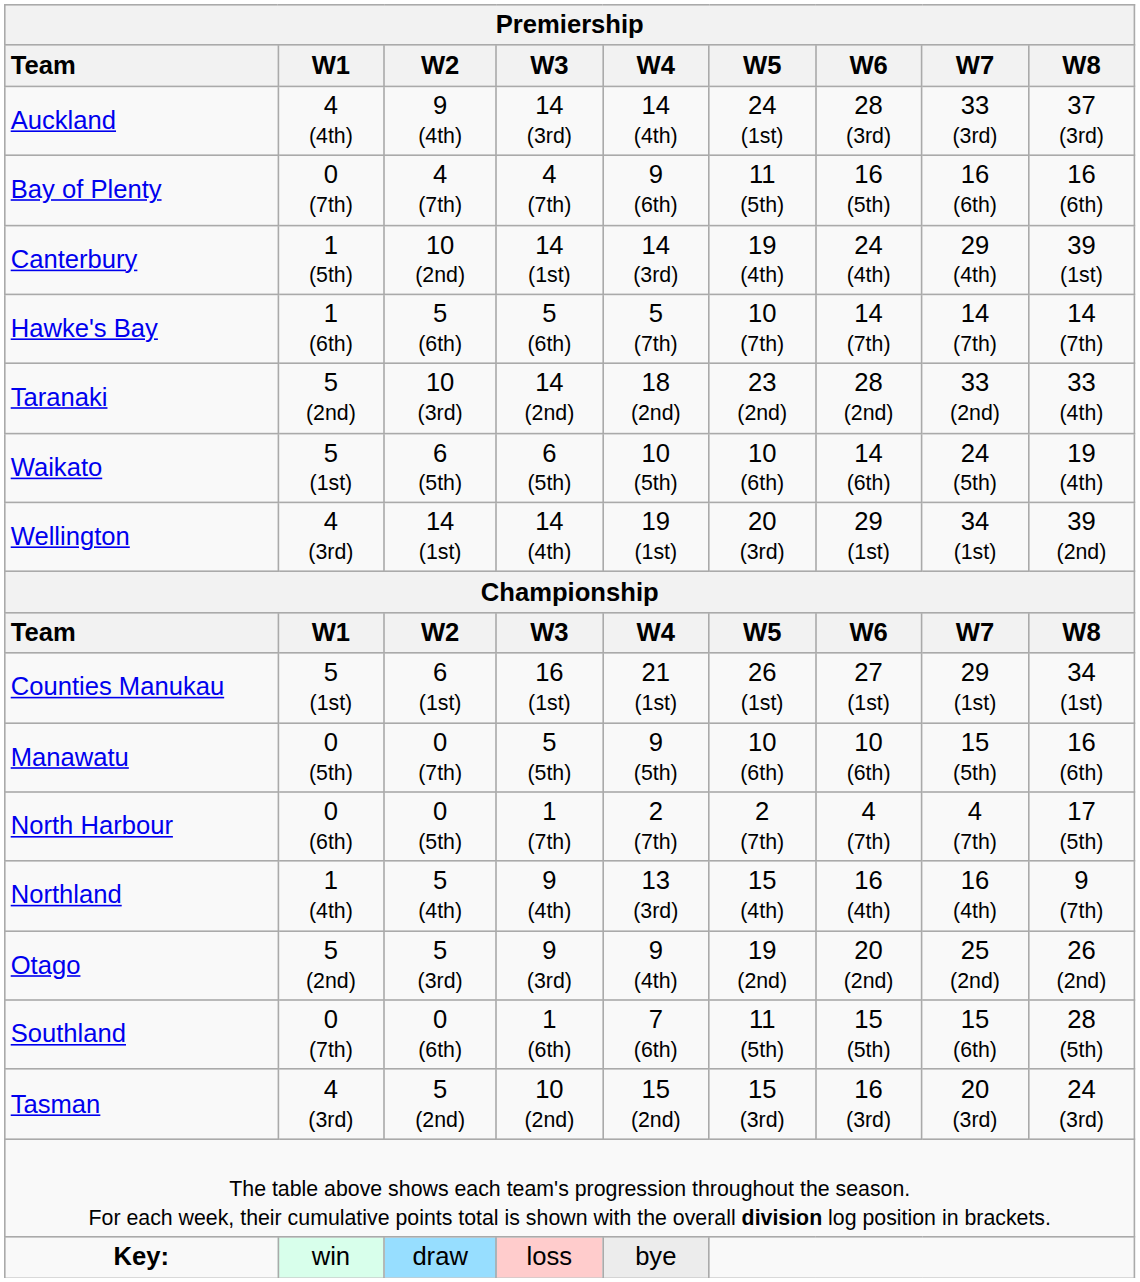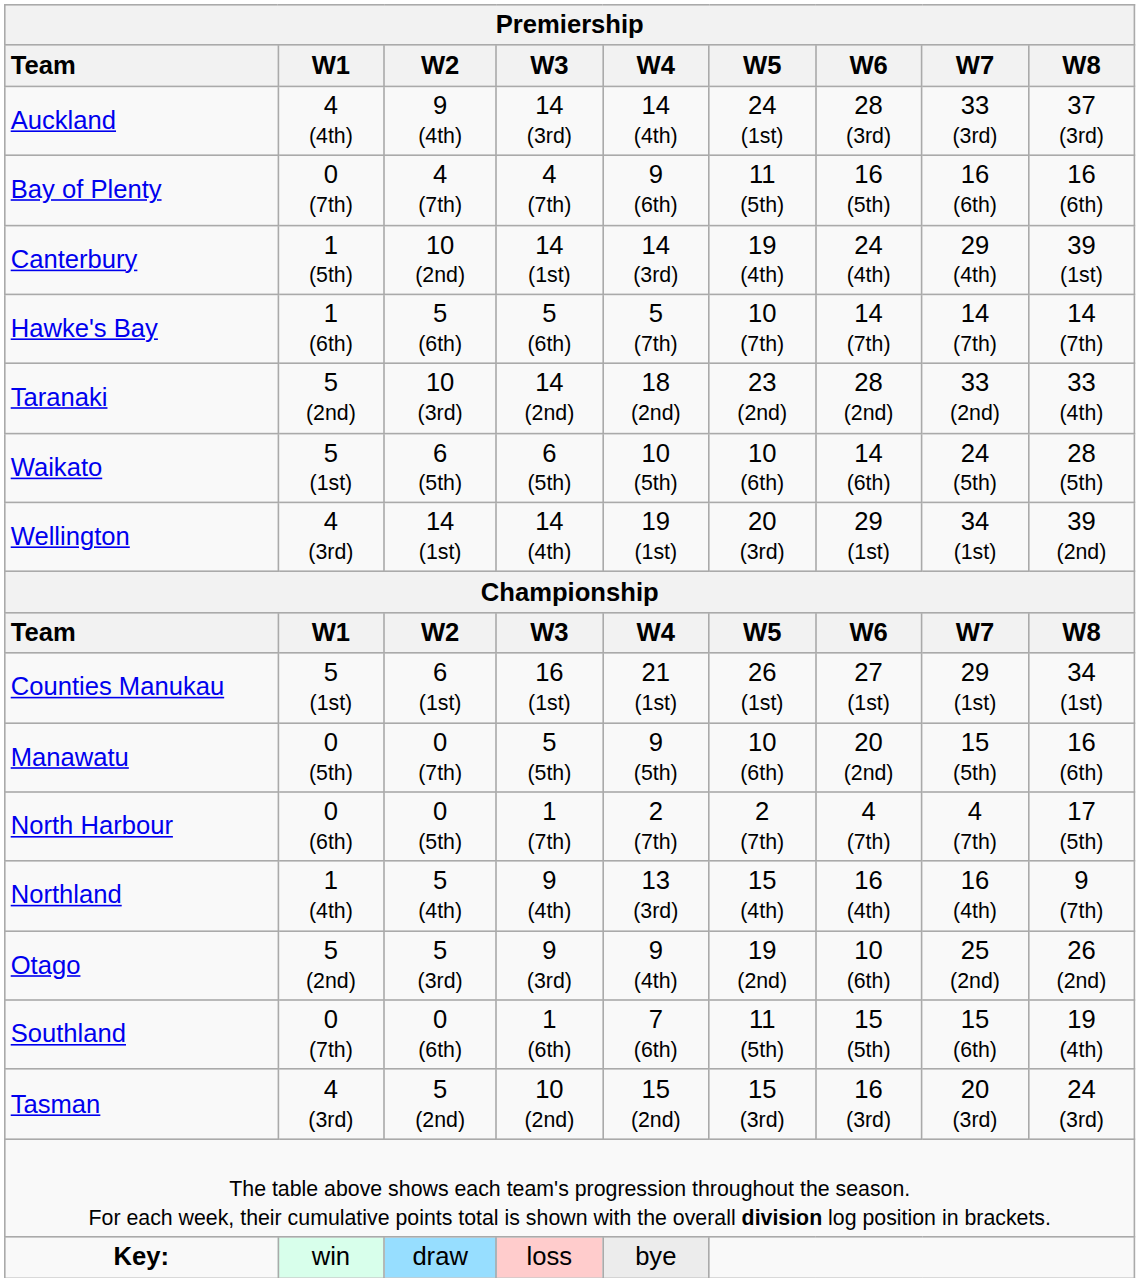(1081, 467) 19 (4th) -> (1081, 467) 28 (5th)
(869, 756) 10 (6th) -> (869, 756) 20 (2nd)
(869, 965) 20 (2nd) -> (869, 965) 10 (6th)
(1081, 1034) 28 (5th) -> (1081, 1034) 19 (4th)
